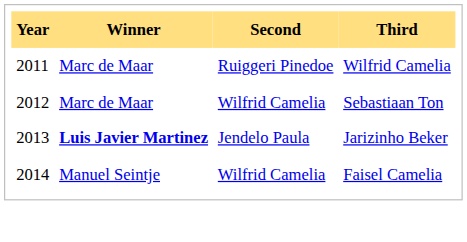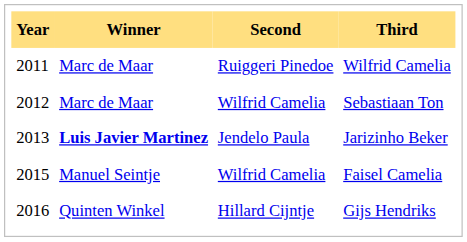(33, 174) 2014 -> (33, 174) 2015
+ row: (390, 211)
